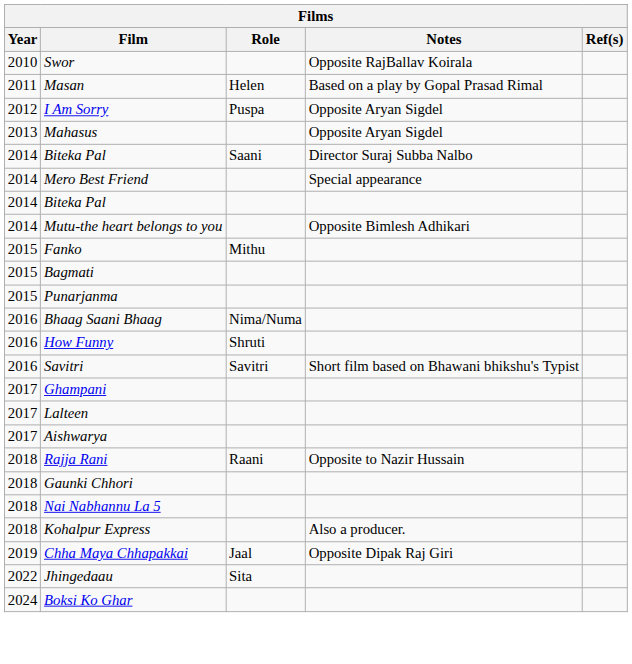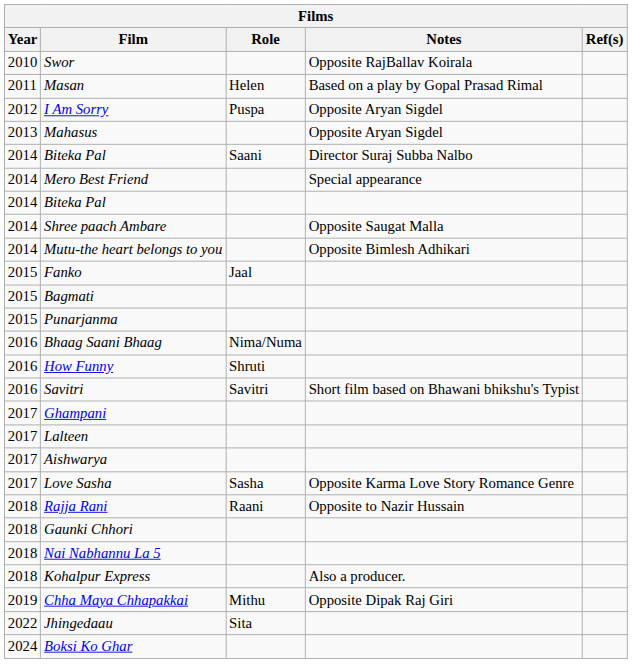+ row: (105, 226)
(247, 249) Mithu -> (241, 272) Jaal
+ row: (78, 483)
(241, 553) Jaal -> (247, 599) Mithu
